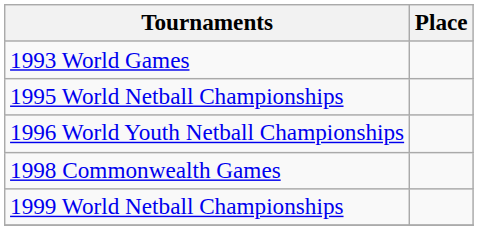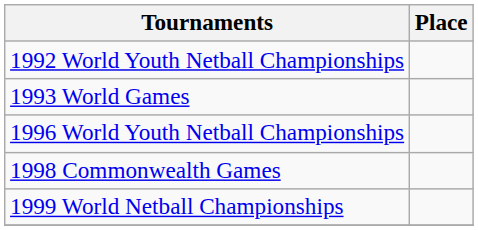+ row: (207, 59)
- row: (177, 96)
